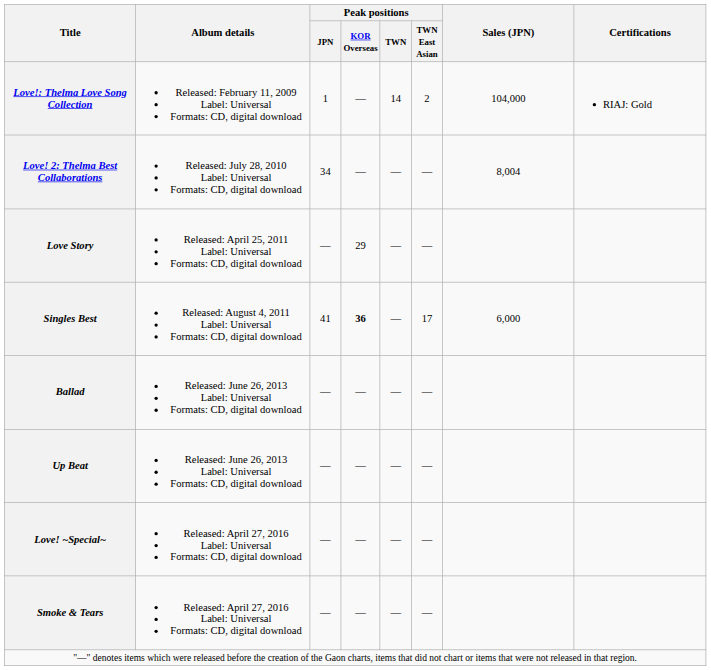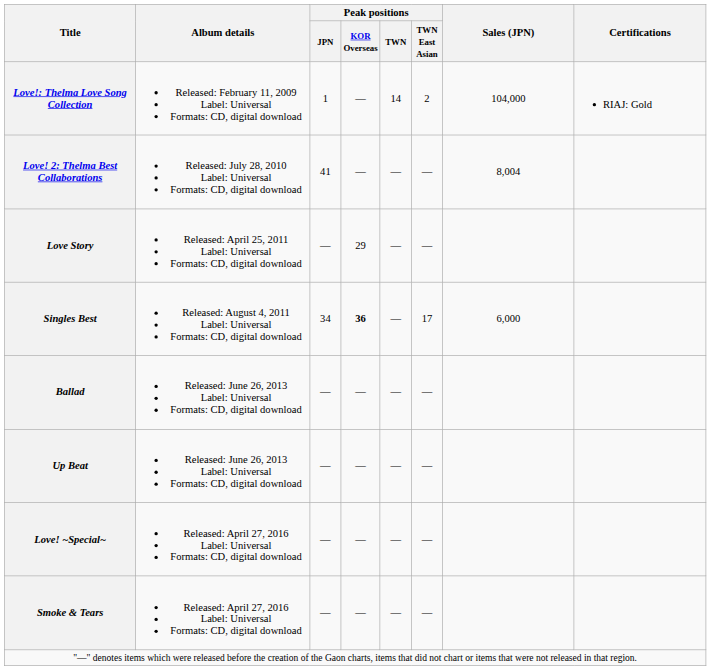(325, 172) 34 -> (325, 172) 41
(325, 319) 41 -> (325, 319) 34
